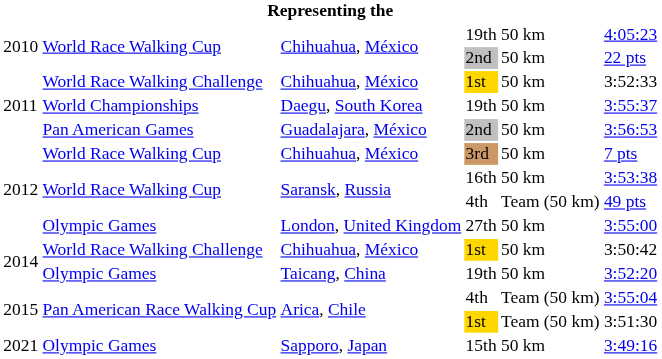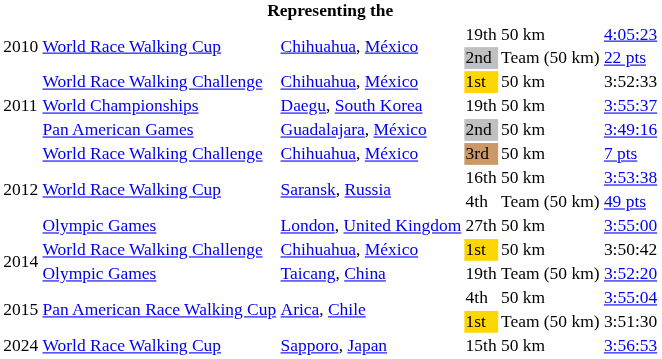(523, 57) 50 km -> (550, 57) Team (50 km)
(631, 129) 3:56:53 -> (631, 129) 3:49:16
(132, 153) World Race Walking Cup -> (153, 153) World Race Walking Challenge
(523, 273) 50 km -> (550, 273) Team (50 km)
(550, 297) Team (50 km) -> (523, 297) 50 km
(21, 345) 2021 -> (21, 345) 2024
(99, 345) Olympic Games -> (132, 345) World Race Walking Cup
(631, 345) 3:49:16 -> (631, 345) 3:56:53
